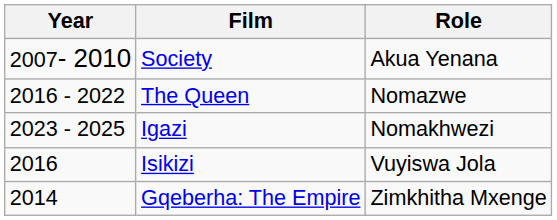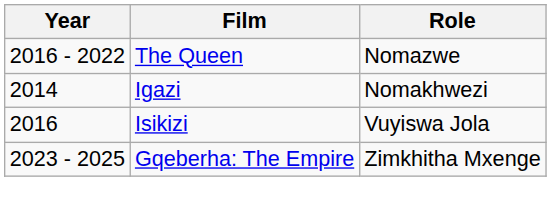- row: (177, 58)
(67, 129) 2023 - 2025 -> (34, 90) 2014
(34, 198) 2014 -> (67, 158) 2023 - 2025
